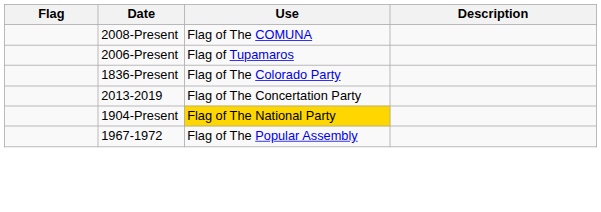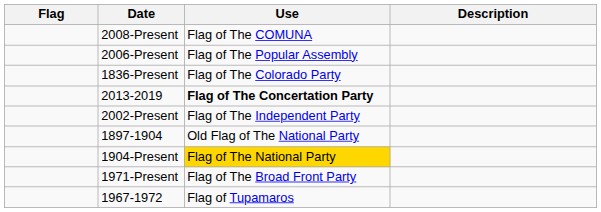(241, 55) Flag of Tupamaros -> (272, 55) Flag of The Popular Assembly
(274, 95) normal -> (280, 95) bold
+ row: (140, 116)
+ row: (132, 136)
+ row: (140, 177)
(272, 136) Flag of The Popular Assembly -> (241, 197) Flag of Tupamaros
